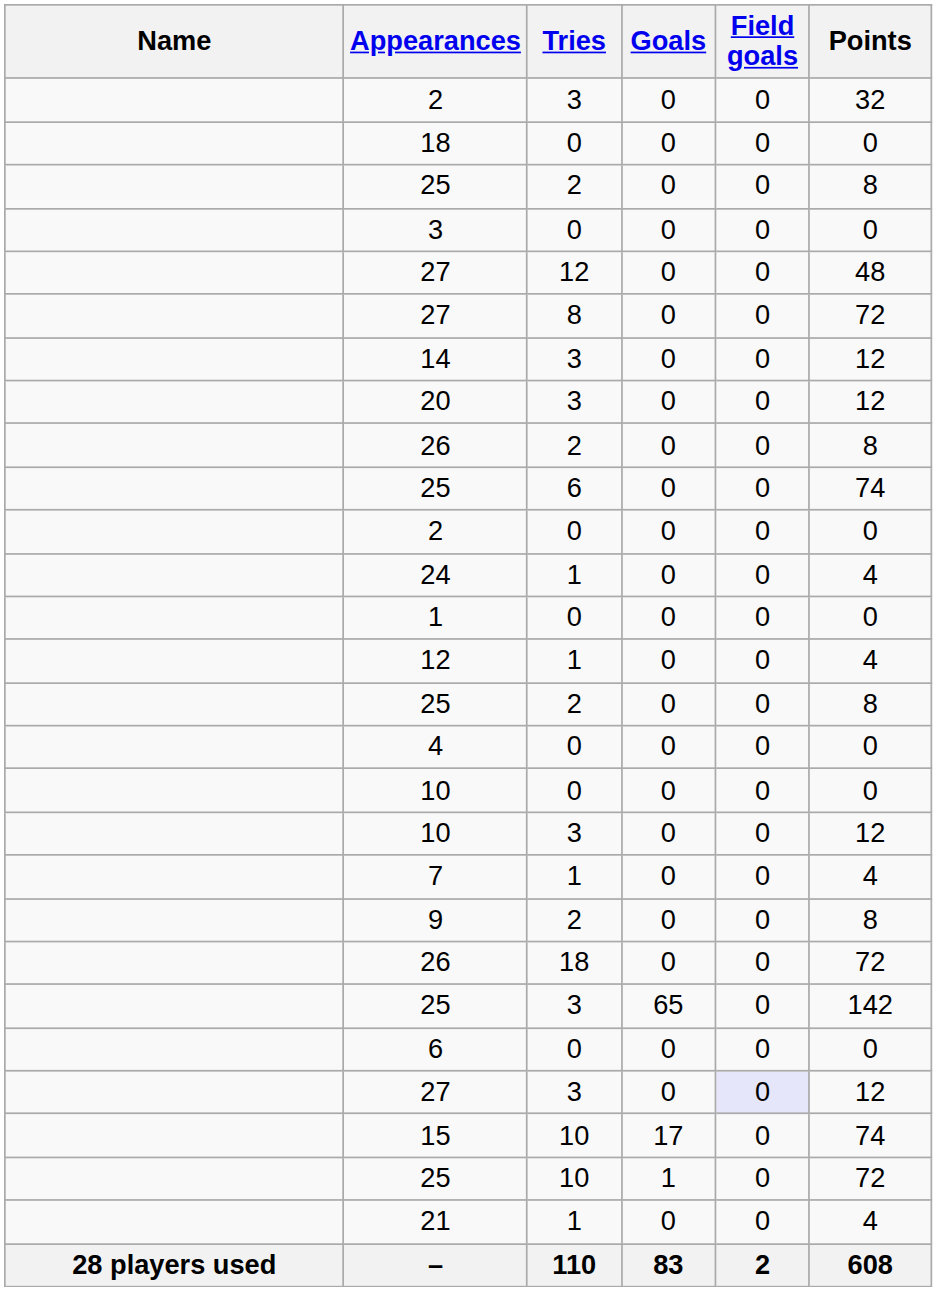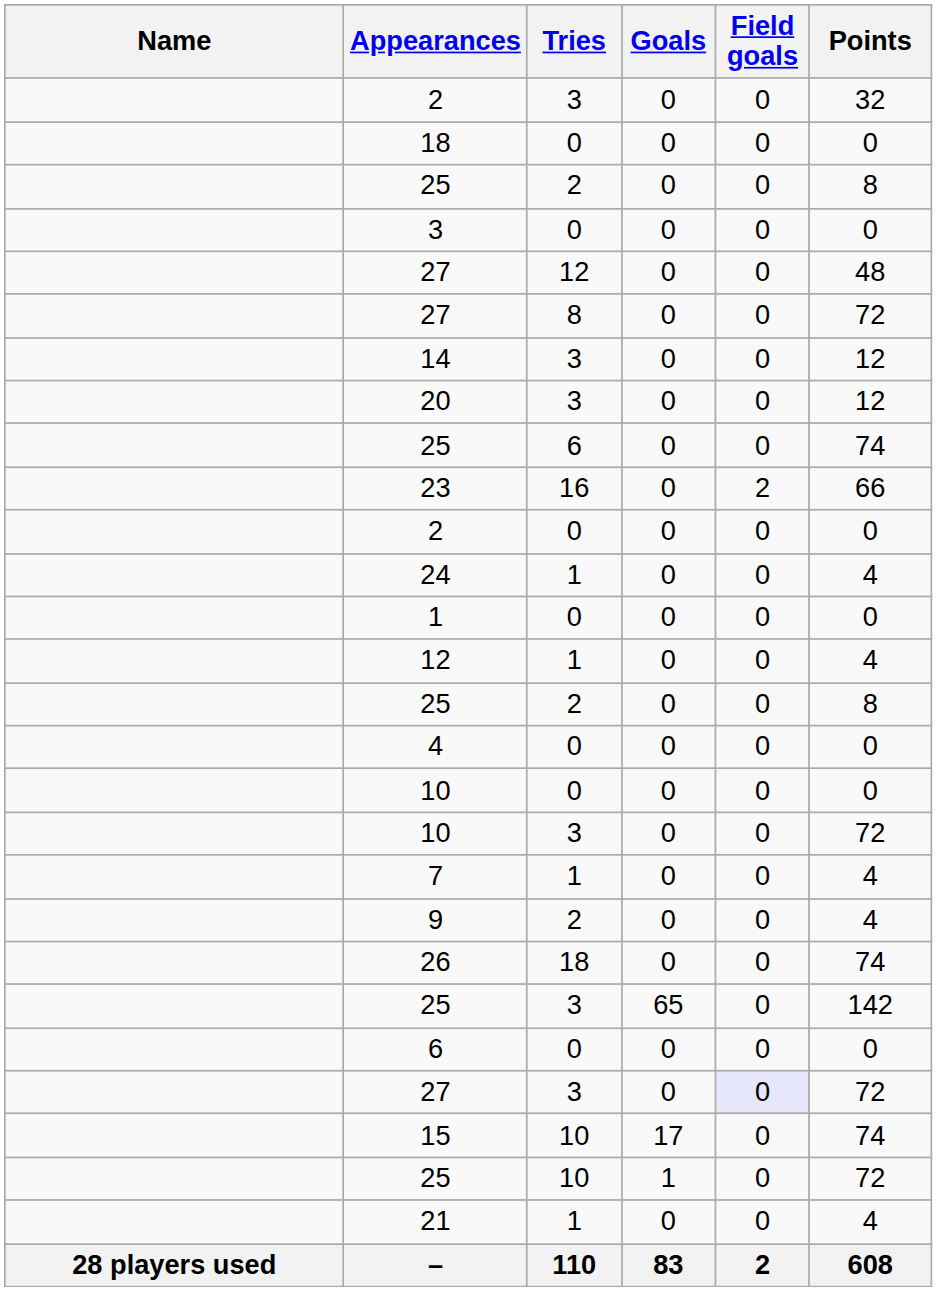- row: (435, 444)
+ row: (435, 488)
(870, 833) 12 -> (870, 833) 72
(870, 919) 8 -> (870, 919) 4
(870, 962) 72 -> (870, 962) 74
(870, 1091) 12 -> (870, 1091) 72
